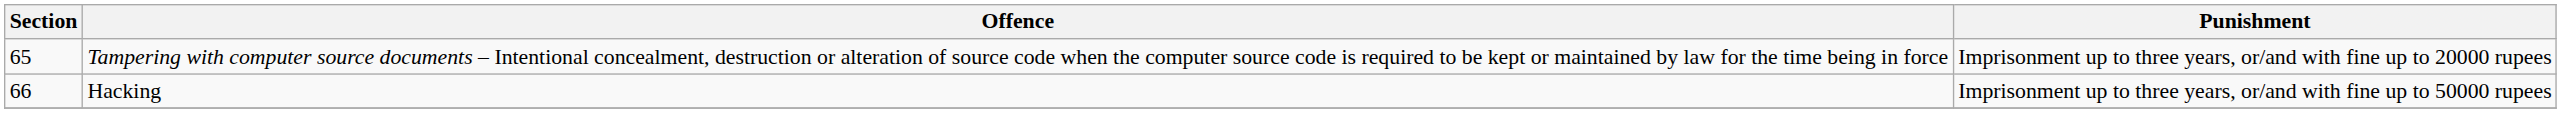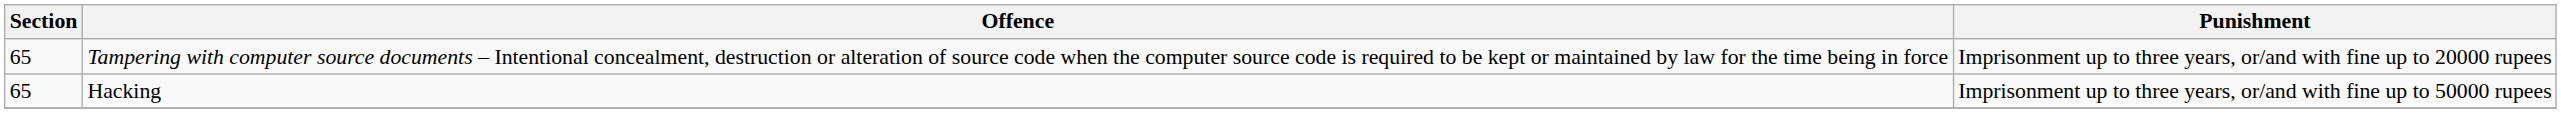(21, 90) 66 -> (21, 90) 65
